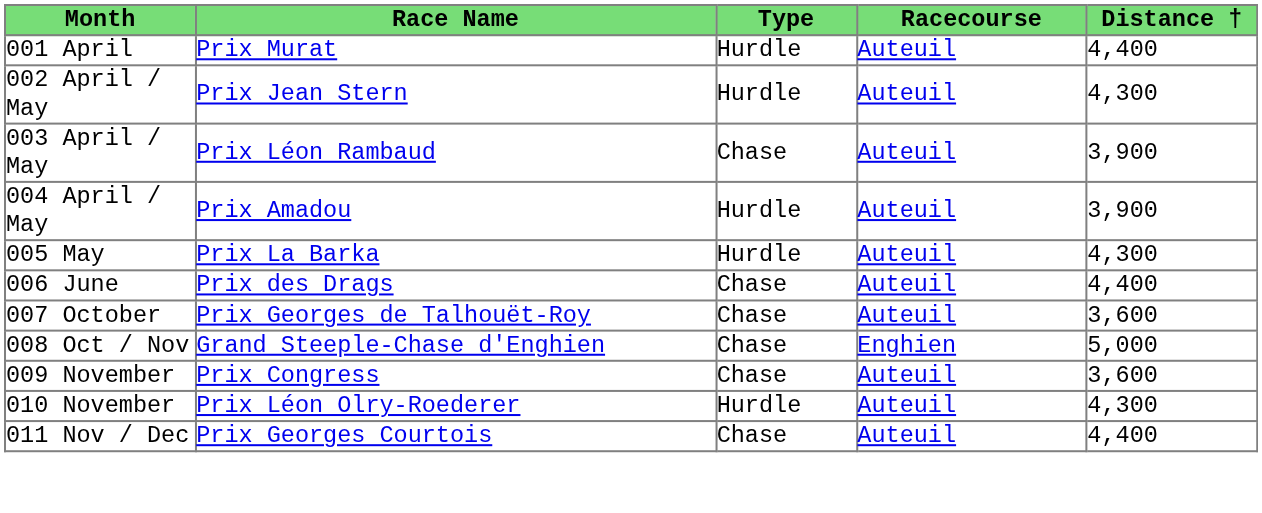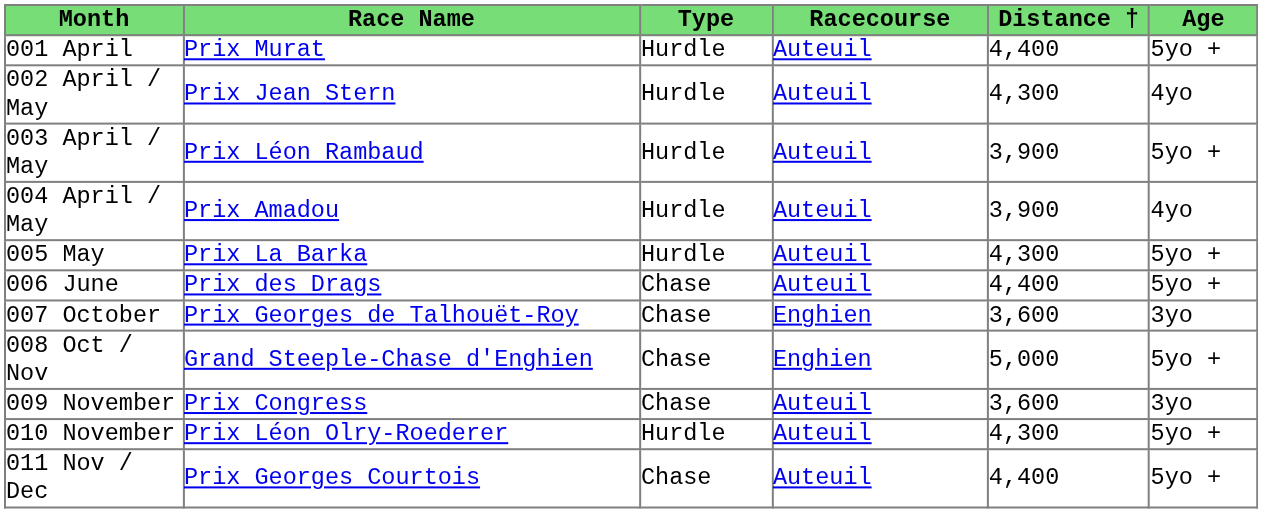+ column: (1203, 20)
(752, 153) Chase -> (683, 153) Hurdle
(907, 316) Auteuil -> (822, 316) Enghien
